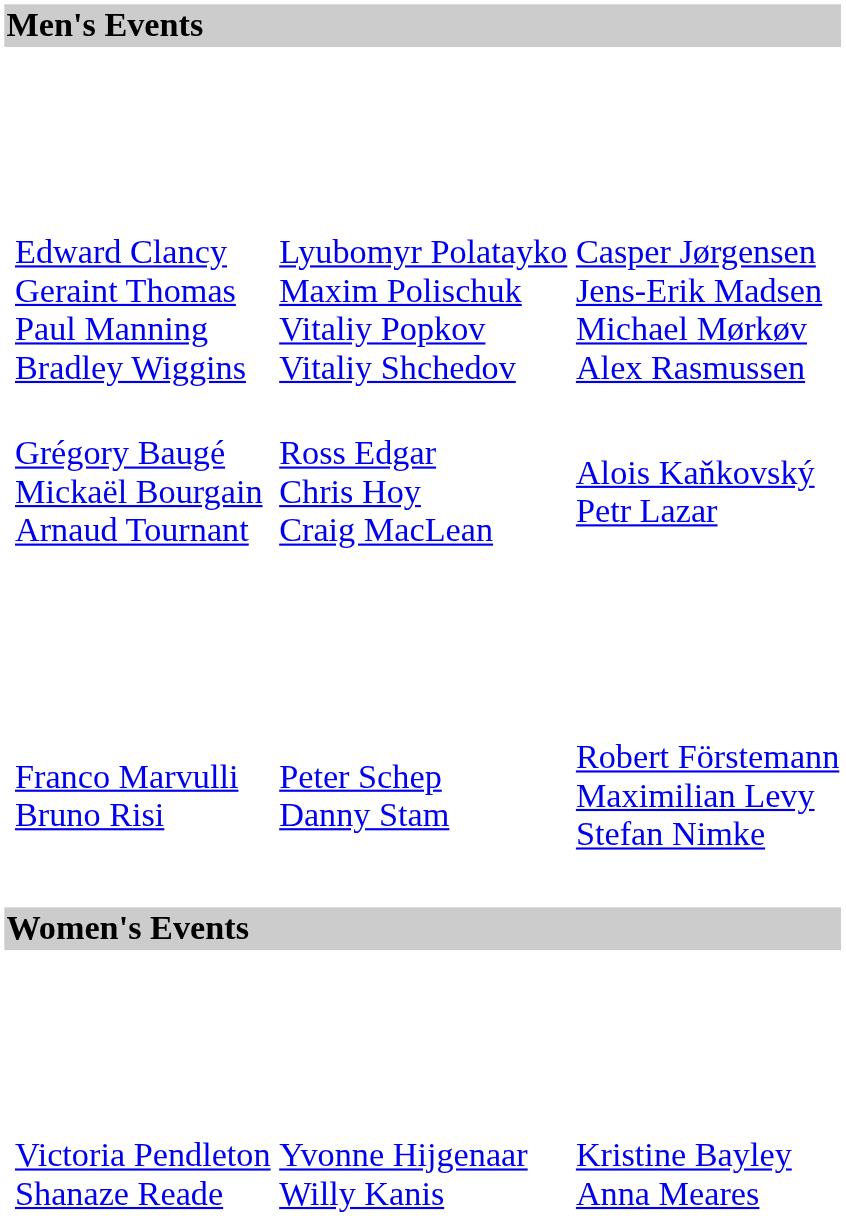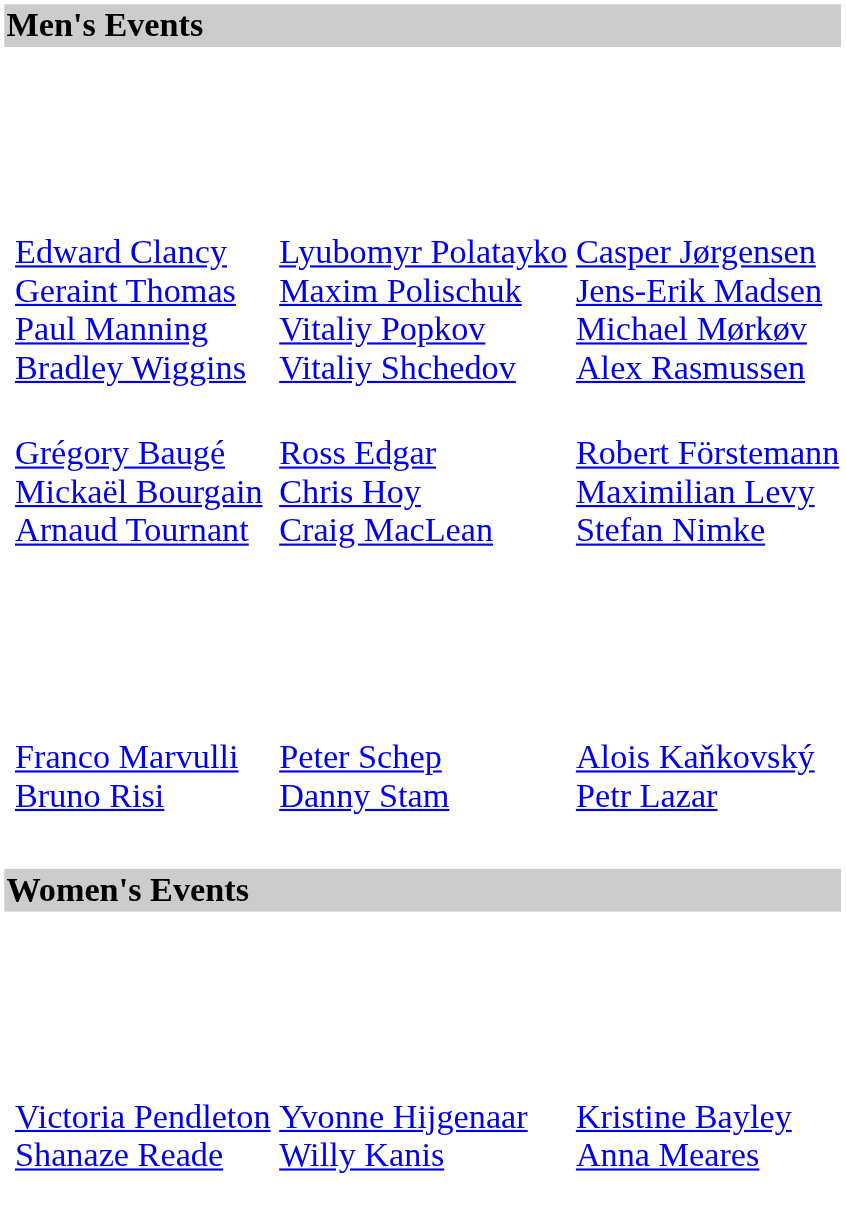(695, 491) Alois Kaňkovský Petr Lazar -> (708, 491) Robert Förstemann Maximilian Levy Stefan Nimke
(708, 795) Robert Förstemann Maximilian Levy Stefan Nimke -> (695, 776) Alois Kaňkovský Petr Lazar
